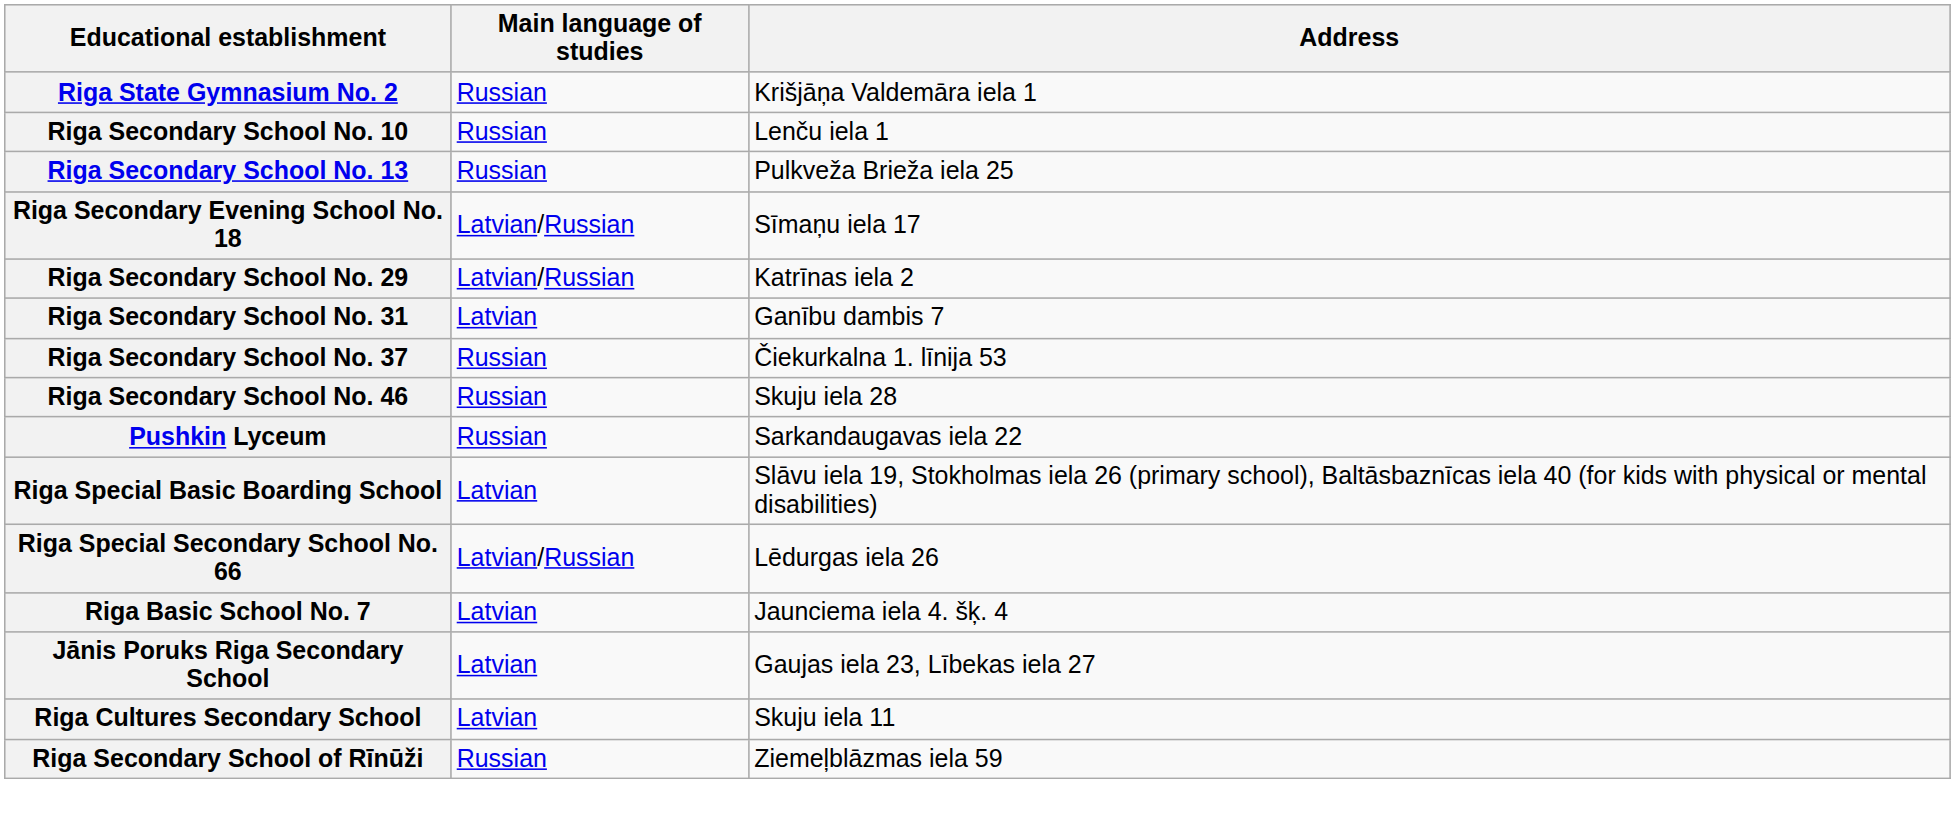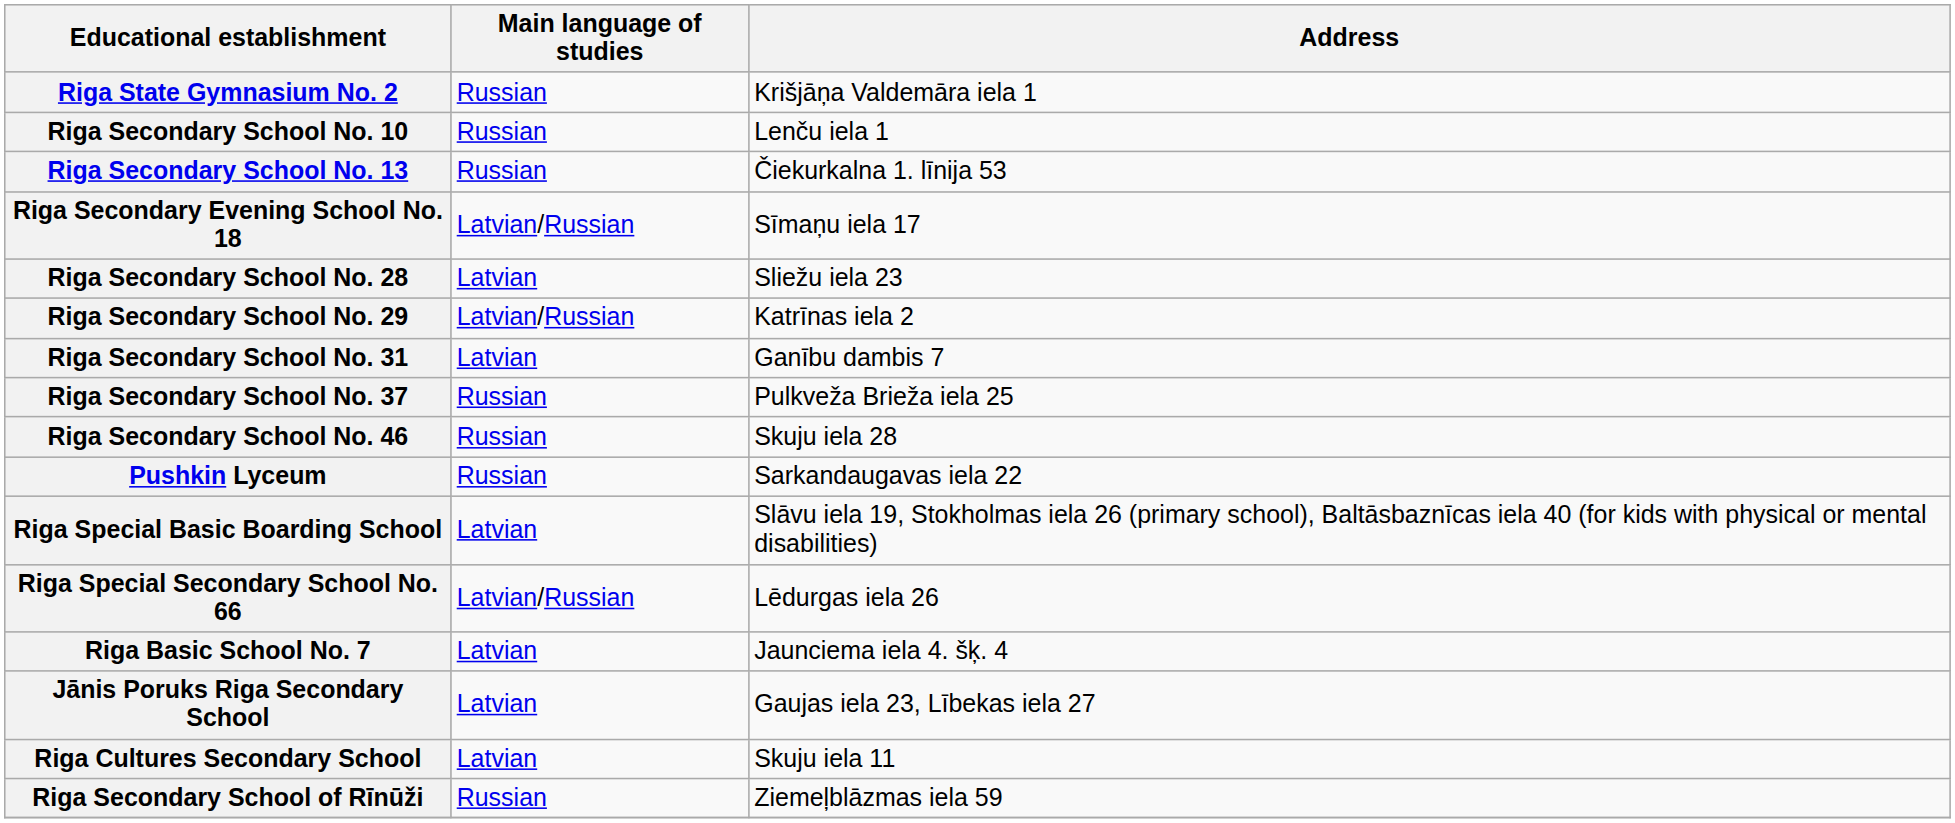(884, 171) Pulkveža Brieža iela 25 -> (880, 171) Čiekurkalna 1. līnija 53
+ row: (228, 278)
(880, 357) Čiekurkalna 1. līnija 53 -> (884, 397) Pulkveža Brieža iela 25
